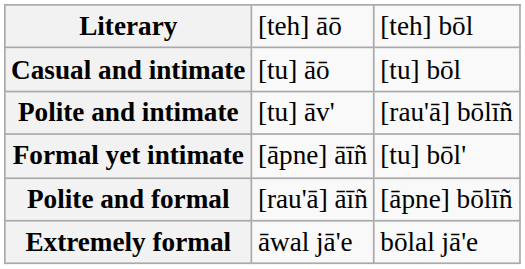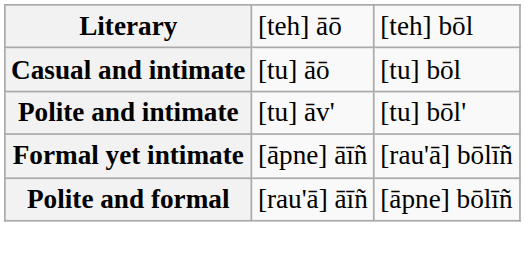(447, 112) [rau'ā] bōlīñ -> (423, 112) [tu] bōl'
(423, 155) [tu] bōl' -> (447, 155) [rau'ā] bōlīñ
- row: (128, 241)
